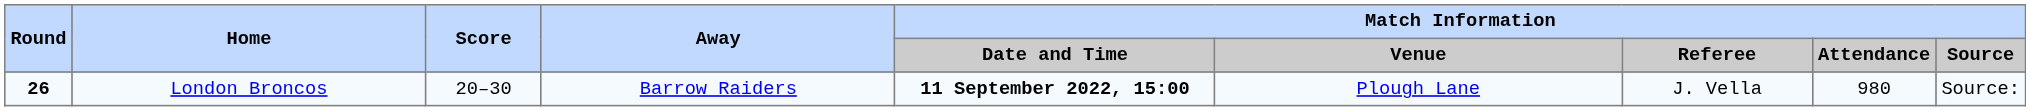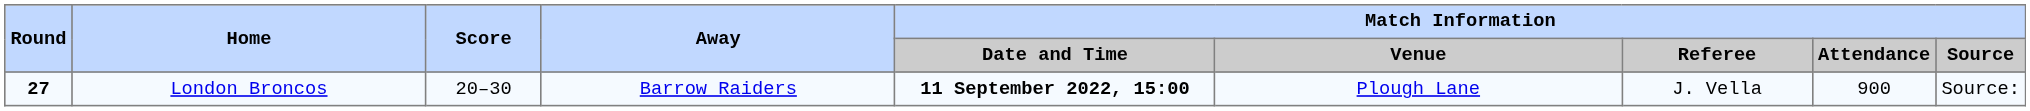(38, 89) 26 -> (38, 89) 27
(1874, 89) 980 -> (1874, 89) 900
